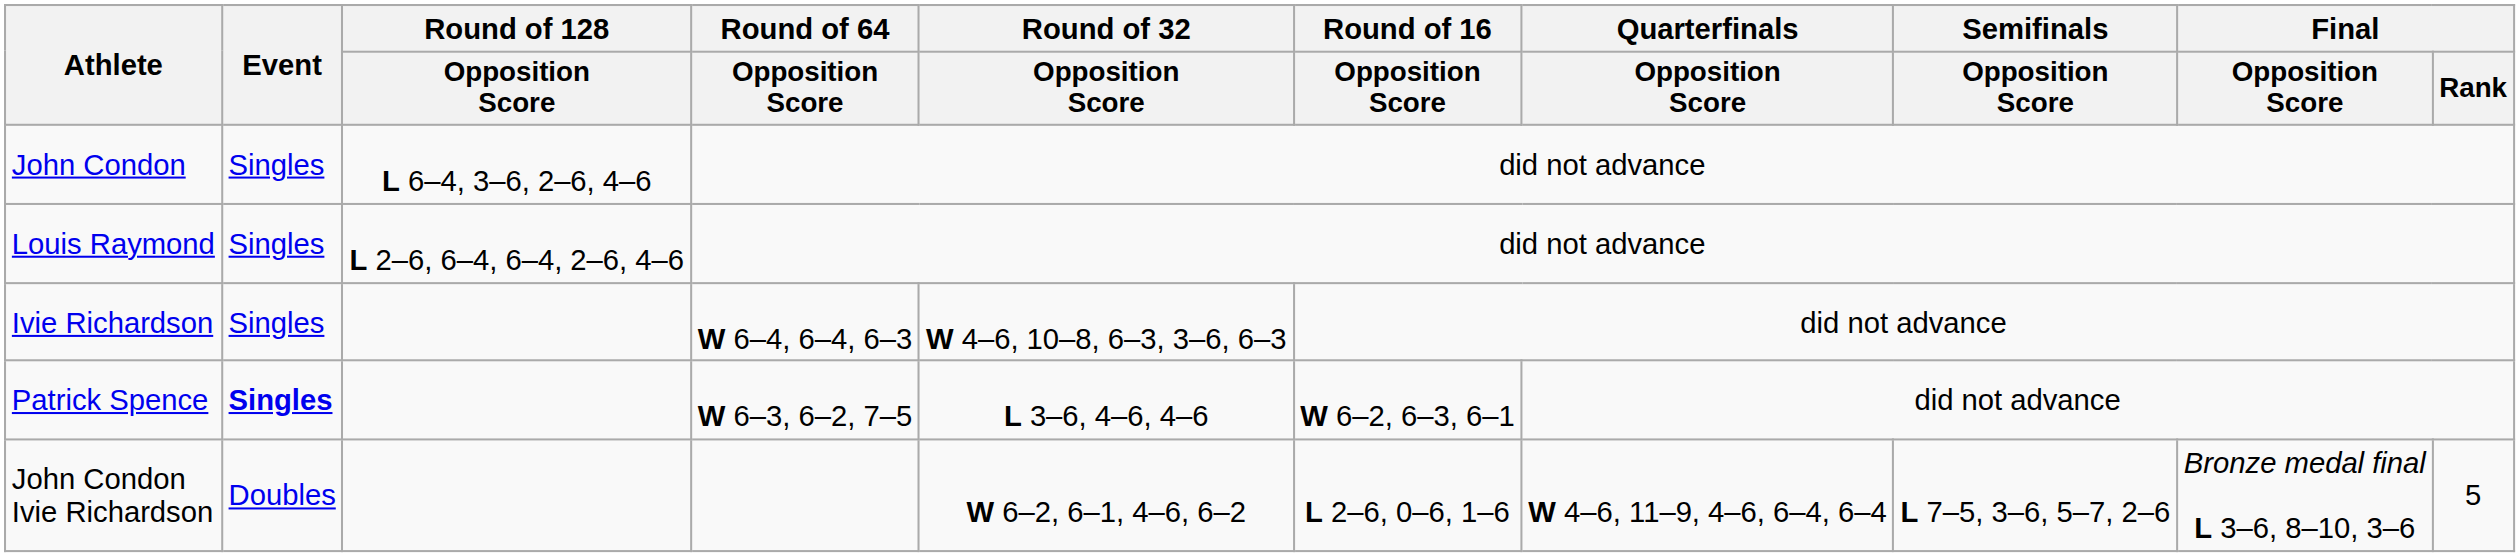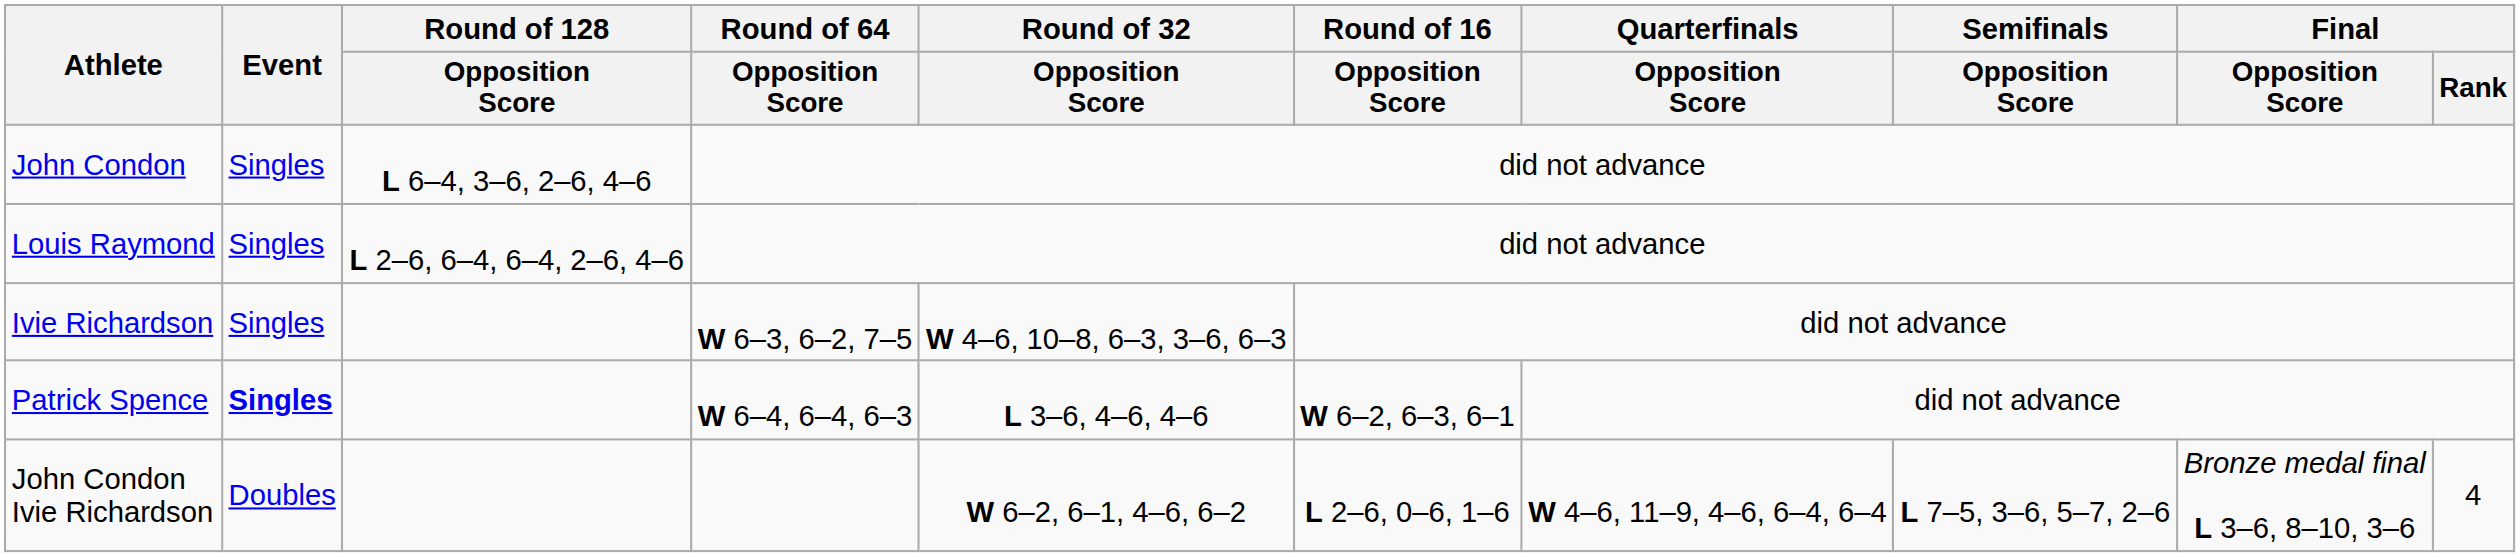(805, 339) W 6–4, 6–4, 6–3 -> (805, 339) W 6–3, 6–2, 7–5
(805, 417) W 6–3, 6–2, 7–5 -> (805, 417) W 6–4, 6–4, 6–3
(2473, 496) 5 -> (2473, 496) 4
